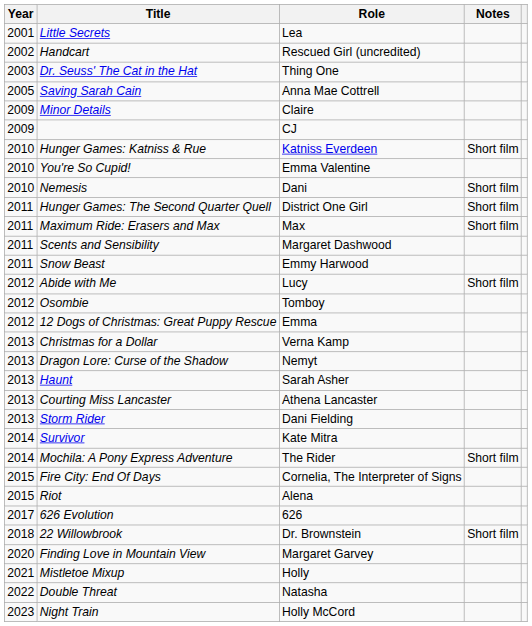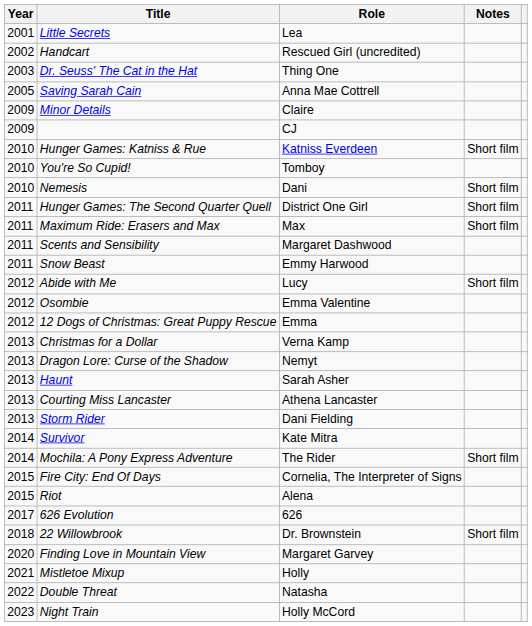(326, 168) Emma Valentine -> (303, 168) Tomboy
(303, 303) Tomboy -> (326, 303) Emma Valentine
